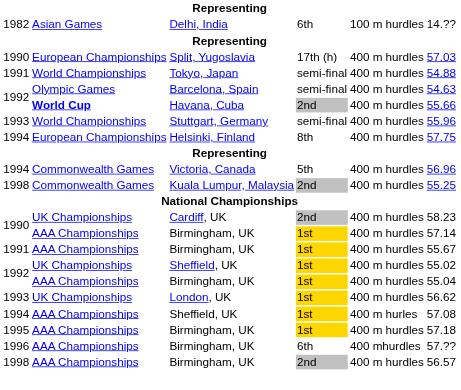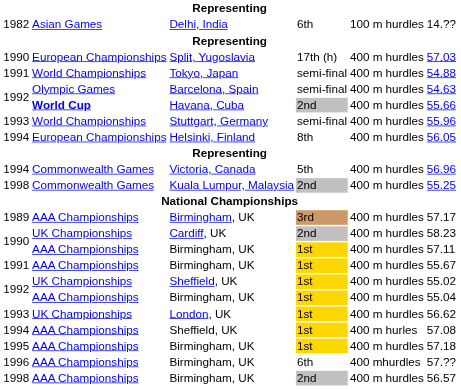(441, 137) 57.75 -> (441, 137) 56.05
+ row: (16, 217)
(441, 233) 57.14 -> (441, 249) 57.11
